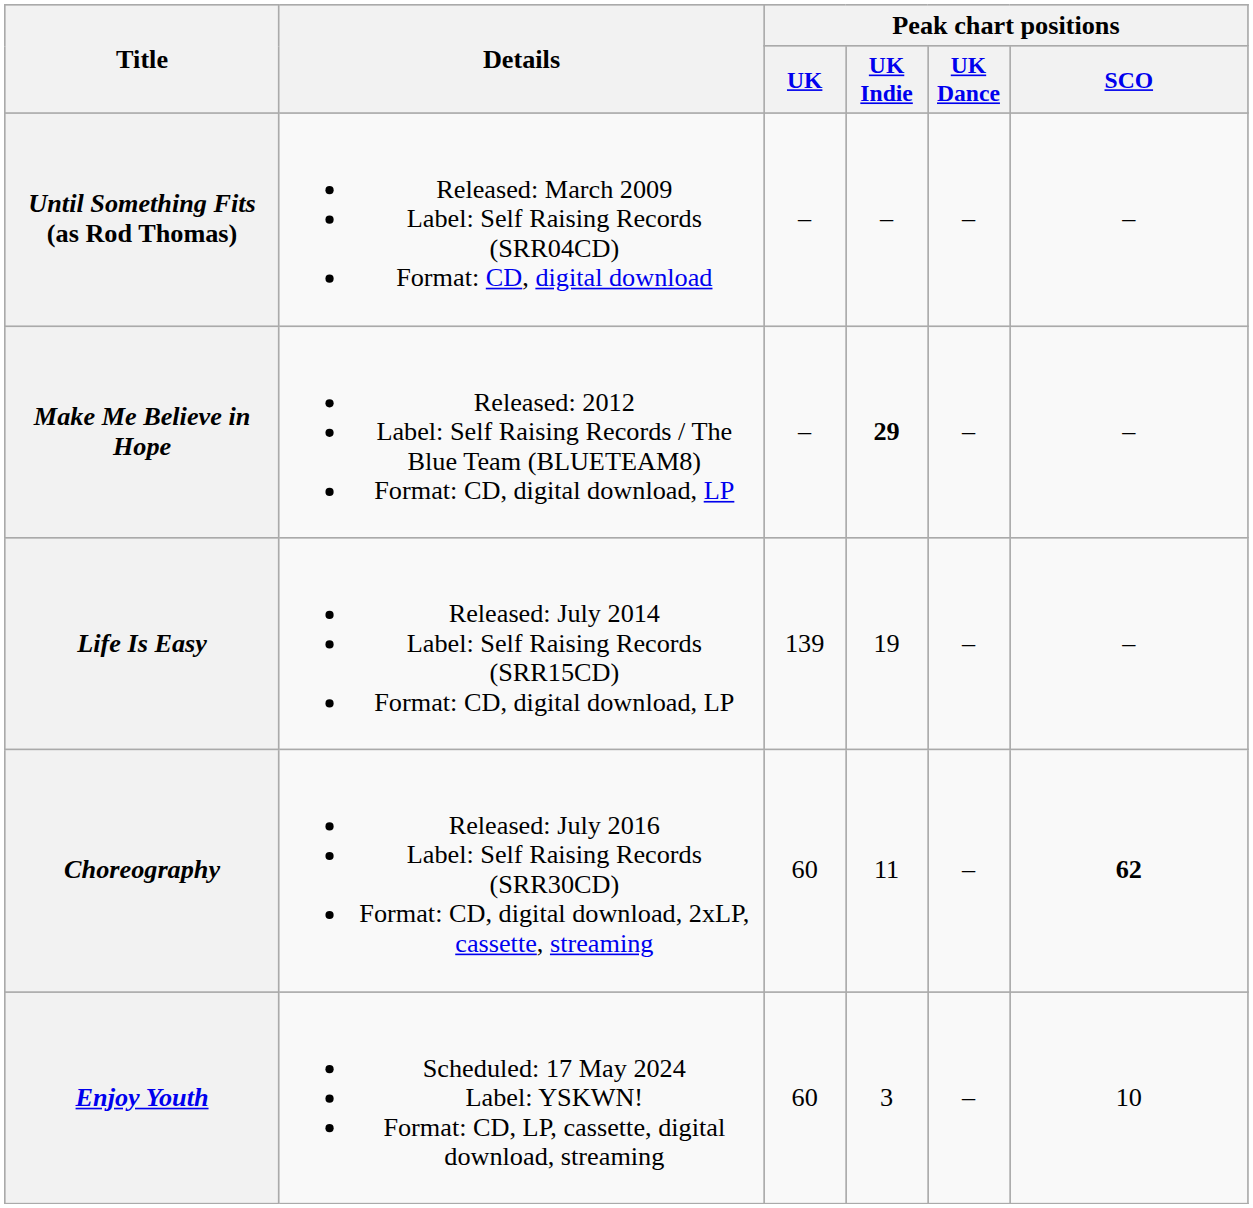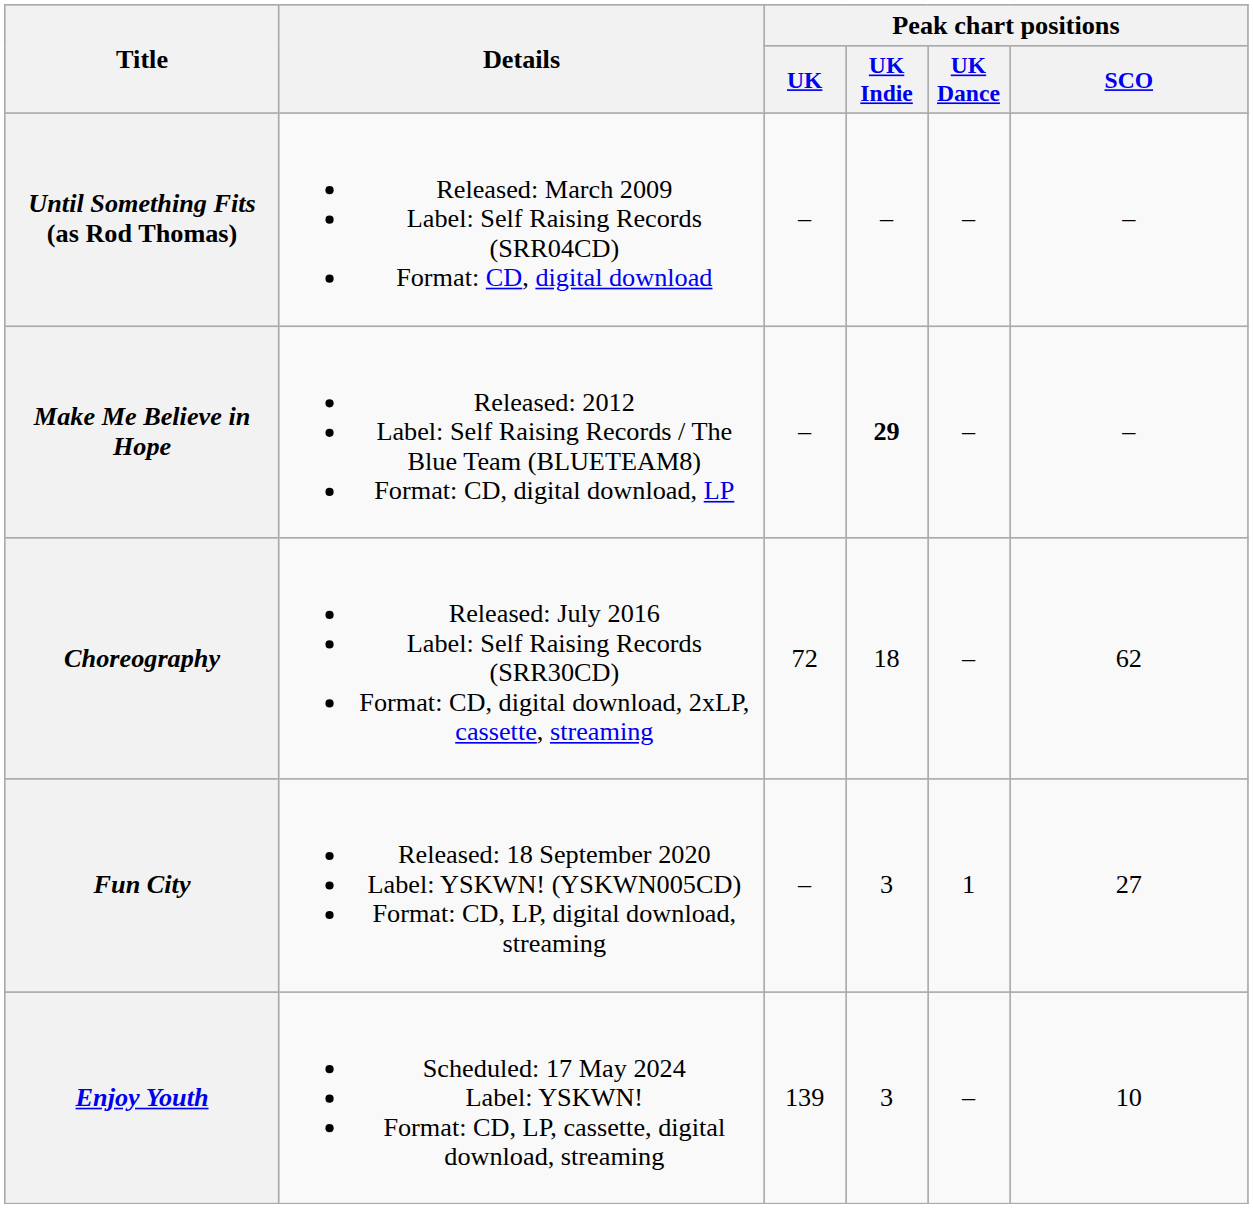- row: (142, 643)
(805, 870) 60 -> (805, 658) 72
(887, 870) 11 -> (887, 658) 18
(1129, 870) bold -> (1129, 658) normal
+ row: (142, 885)
(805, 1097) 60 -> (805, 1097) 139
